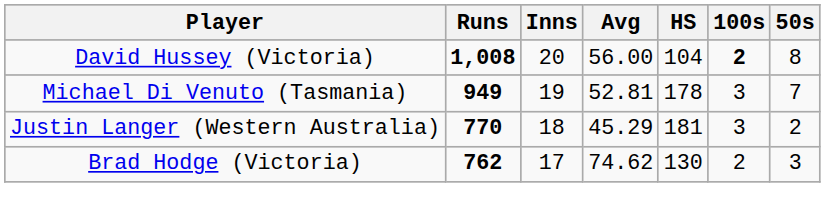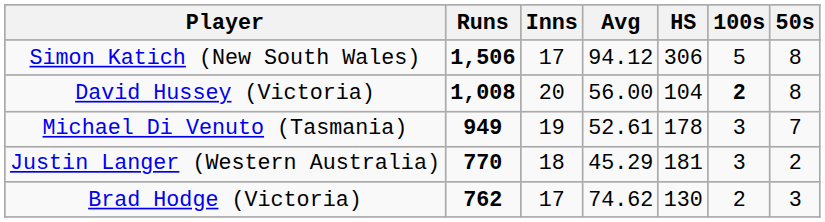+ row: (225, 58)
(621, 93) 52.81 -> (621, 129) 52.61
